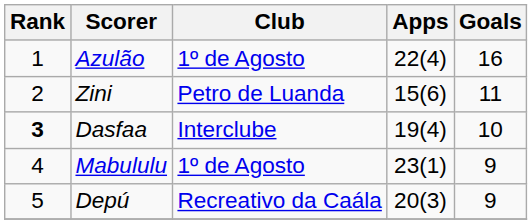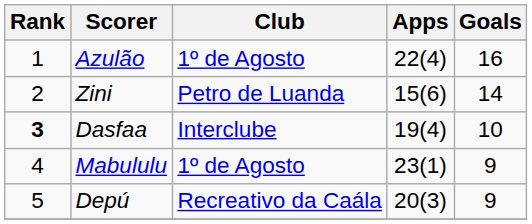(490, 93) 11 -> (490, 93) 14
